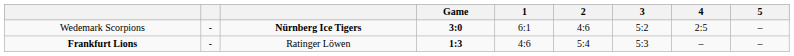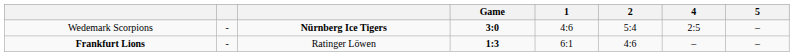- column: (642, 12)
(524, 28) 6:1 -> (567, 28) 4:6
(583, 28) 4:6 -> (630, 28) 5:4
(524, 43) 4:6 -> (567, 43) 6:1
(583, 43) 5:4 -> (630, 43) 4:6
